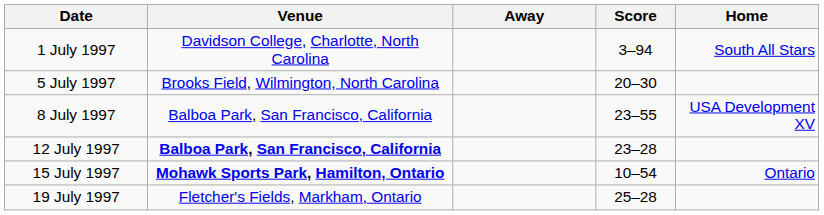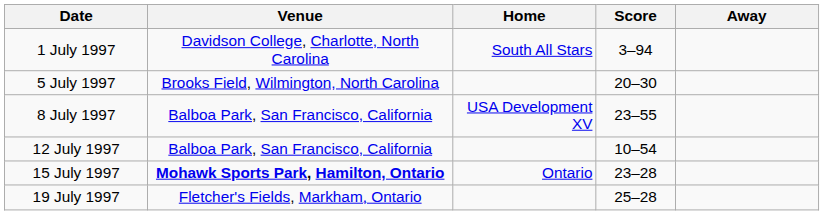columns swapped: (747, 16) <-> (524, 16)
(300, 148) bold -> (300, 148) normal
(636, 148) 23–28 -> (636, 148) 10–54
(636, 173) 10–54 -> (636, 173) 23–28
